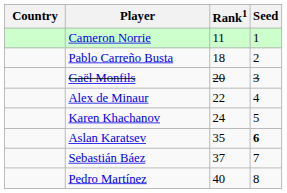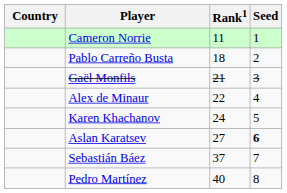(219, 78) 20 -> (219, 78) 21
(219, 138) 35 -> (219, 138) 27
